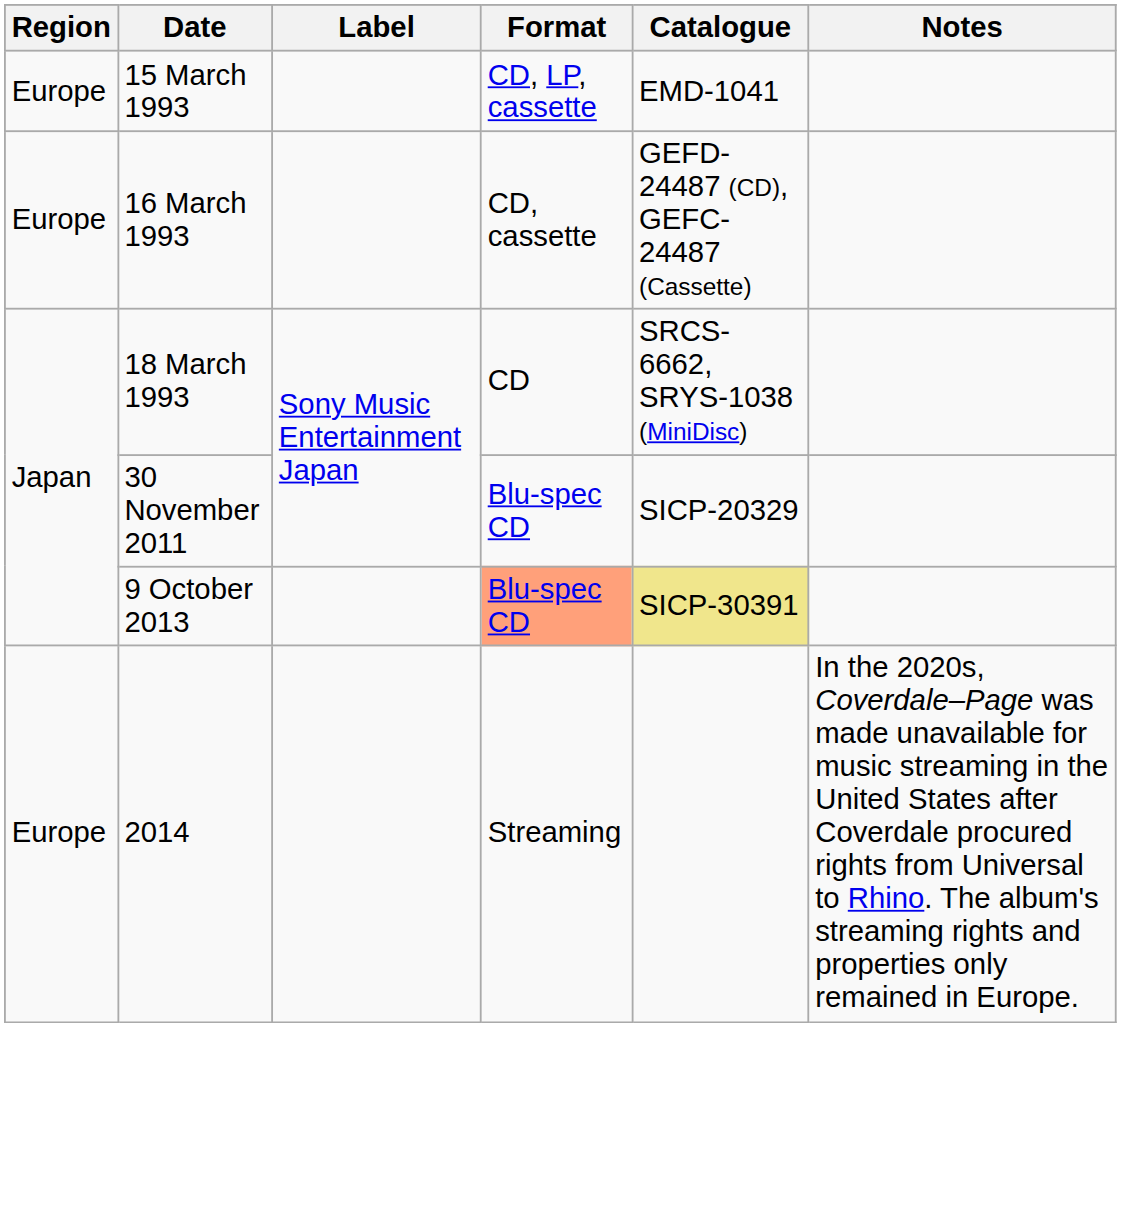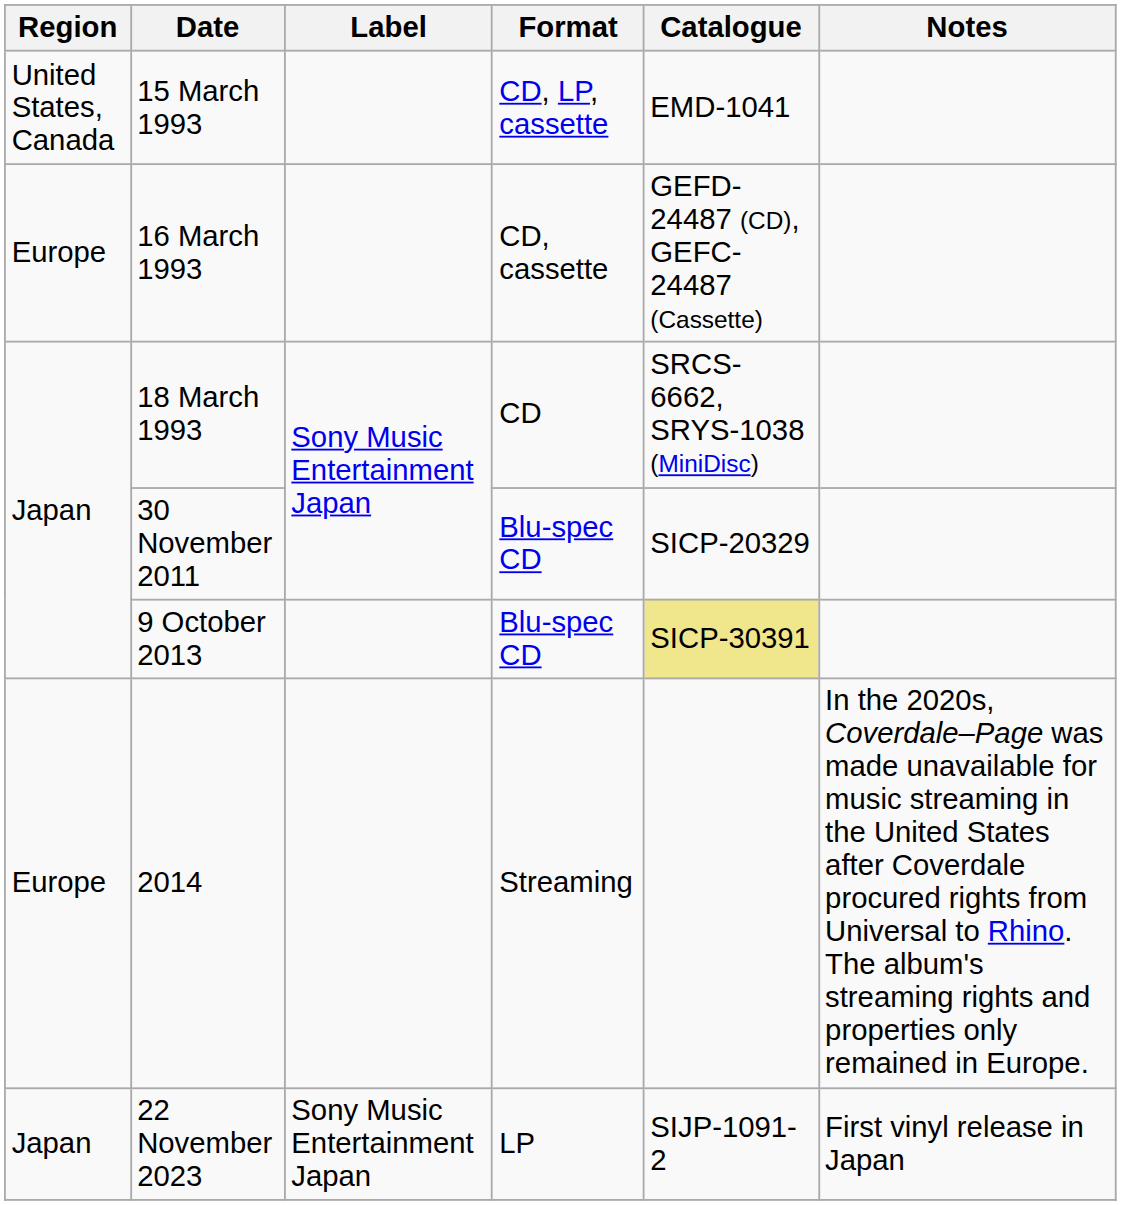(59, 90) Europe -> (63, 107) United States, Canada
(545, 605) lightsalmon background -> (556, 638) no background
+ row: (205, 1143)
